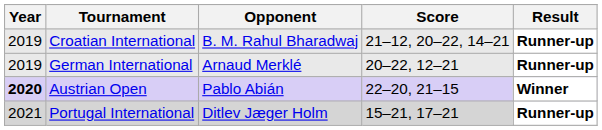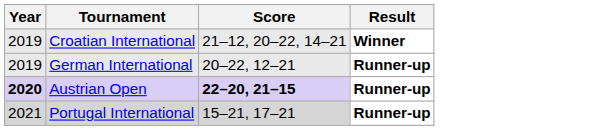- column: (280, 17)
(555, 41) Runner-up -> (379, 41) Winner
(412, 89) normal -> (249, 89) bold
(543, 89) Winner -> (392, 89) Runner-up
